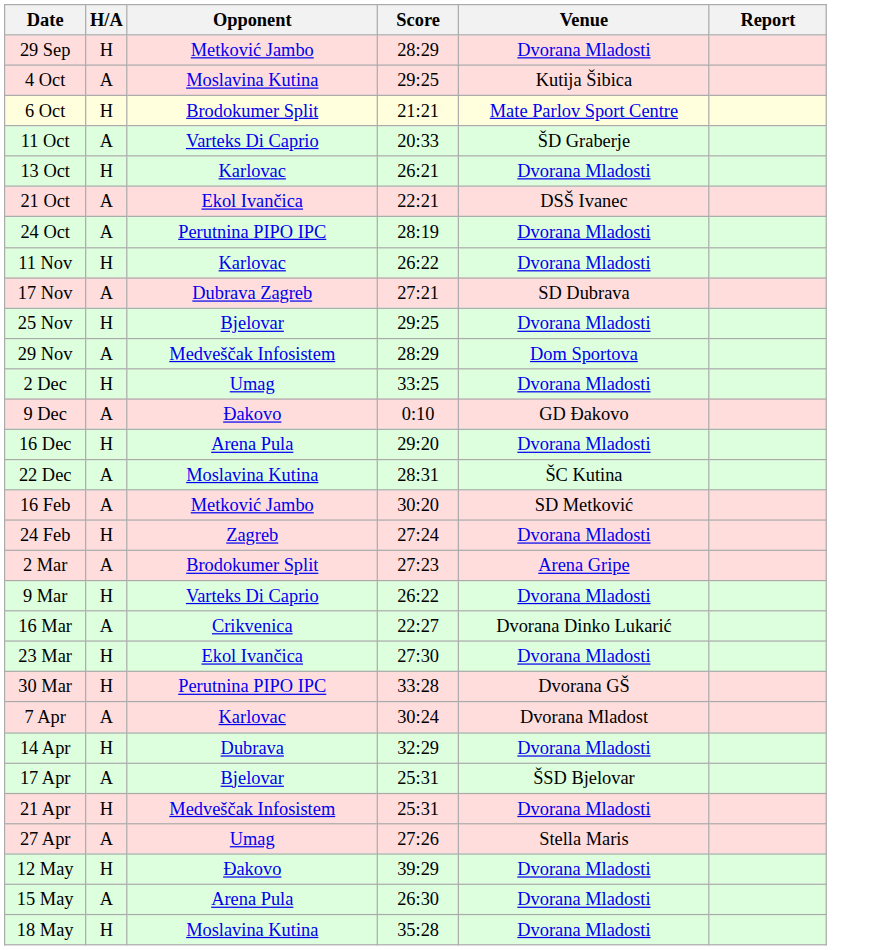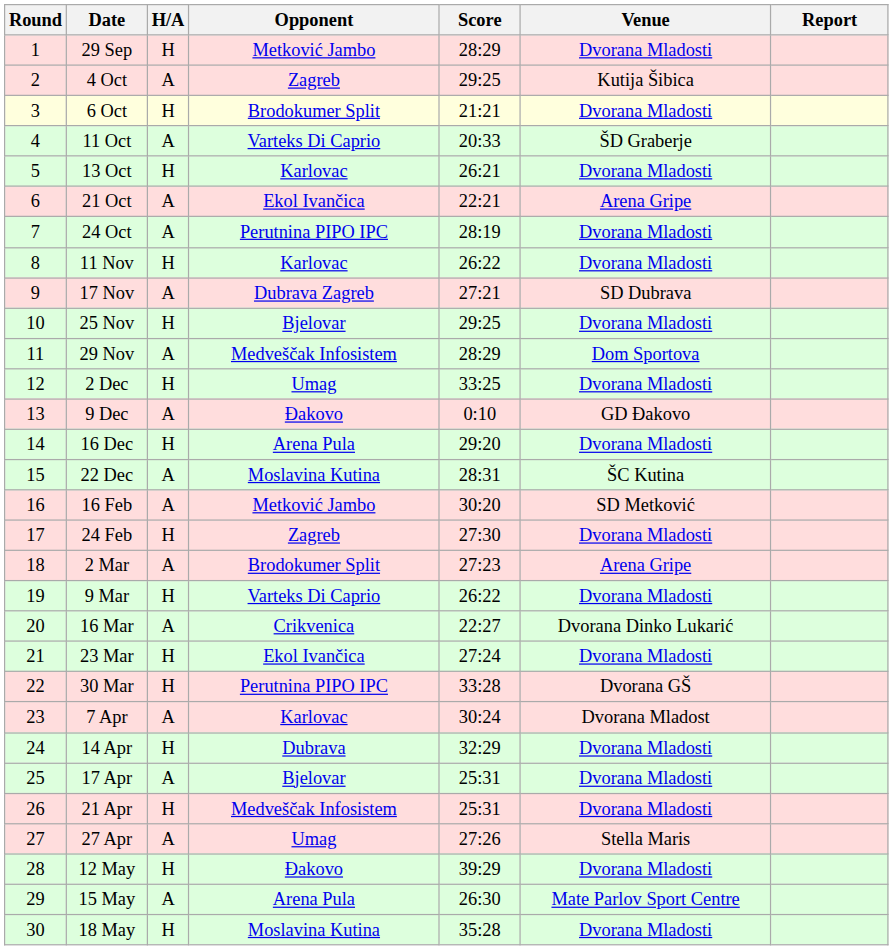+ column: (35, 19)
(252, 80) Moslavina Kutina -> (314, 80) Zagreb
(584, 110) Mate Parlov Sport Centre -> (646, 110) Dvorana Mladosti
(584, 201) DSŠ Ivanec -> (646, 201) Arena Gripe
(418, 535) 27:24 -> (480, 535) 27:30
(418, 656) 27:30 -> (480, 656) 27:24
(584, 777) ŠSD Bjelovar -> (646, 777) Dvorana Mladosti
(584, 899) Dvorana Mladosti -> (646, 899) Mate Parlov Sport Centre
